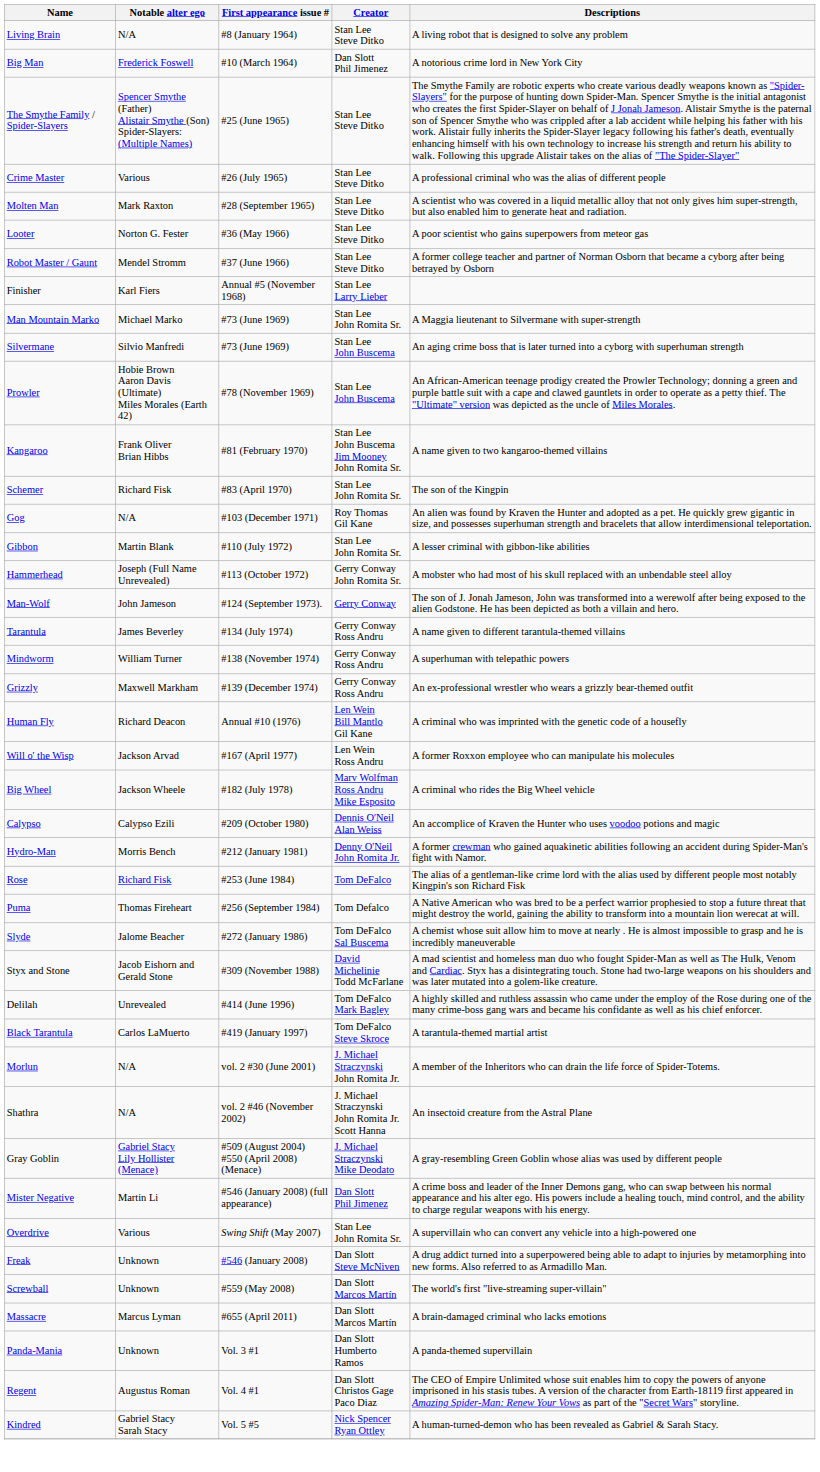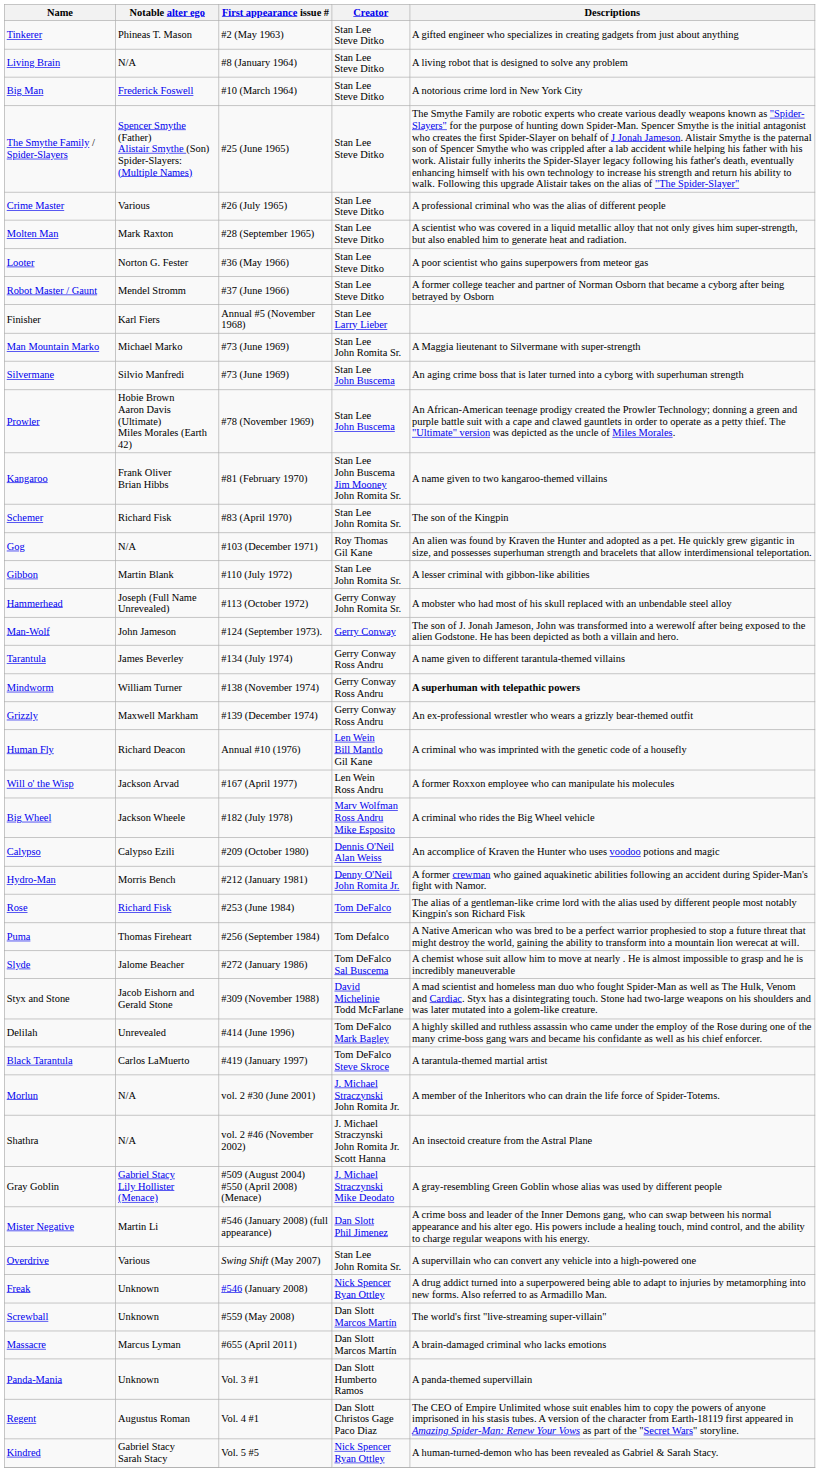+ row: (24, 35)
(361, 63) Dan Slott Phil Jimenez -> (359, 91) Stan Lee Steve Ditko
(491, 659) normal -> (496, 687) bold
(367, 1260) Dan Slott Steve McNiven -> (363, 1288) Nick Spencer Ryan Ottley
